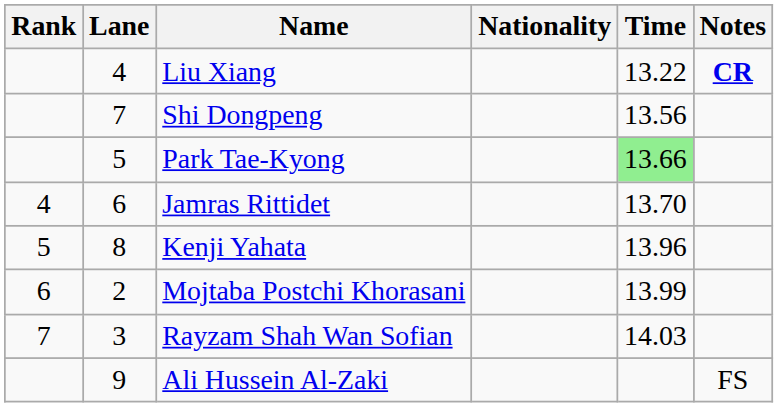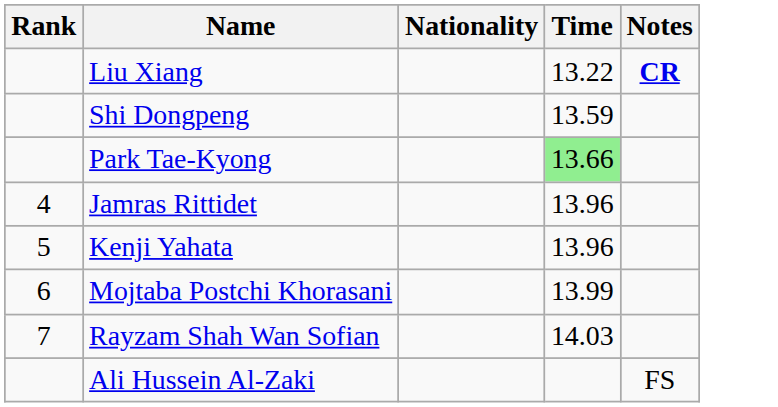- column: (119, 26)
(655, 114) 13.56 -> (582, 114) 13.59
(655, 203) 13.70 -> (582, 203) 13.96
